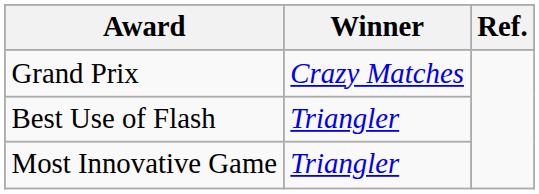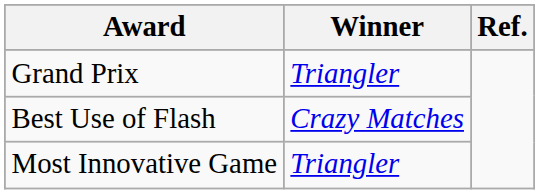(377, 73) Crazy Matches -> (345, 73) Triangler
(345, 118) Triangler -> (377, 118) Crazy Matches
